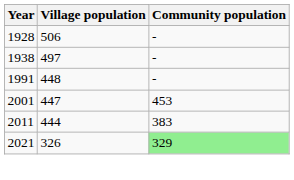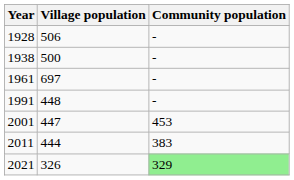(51, 57) 497 -> (51, 57) 500
+ row: (21, 79)
